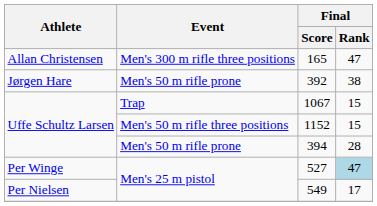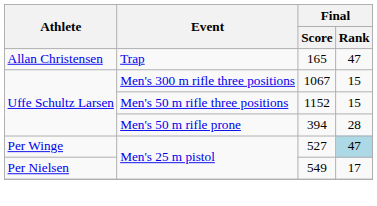(208, 59) Men's 300 m rifle three positions -> (132, 59) Trap
- row: (317, 81)
(132, 103) Trap -> (208, 81) Men's 300 m rifle three positions
